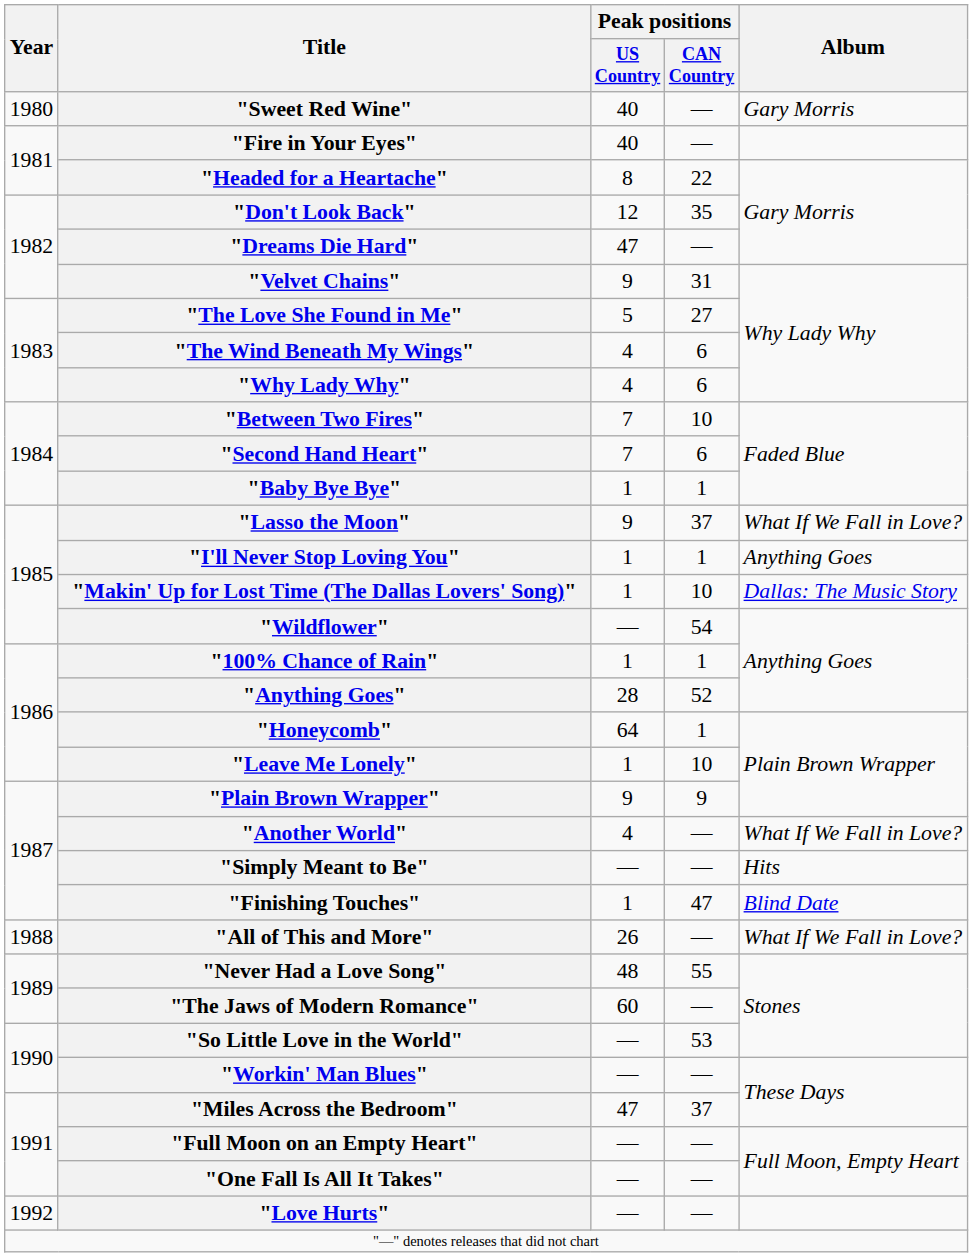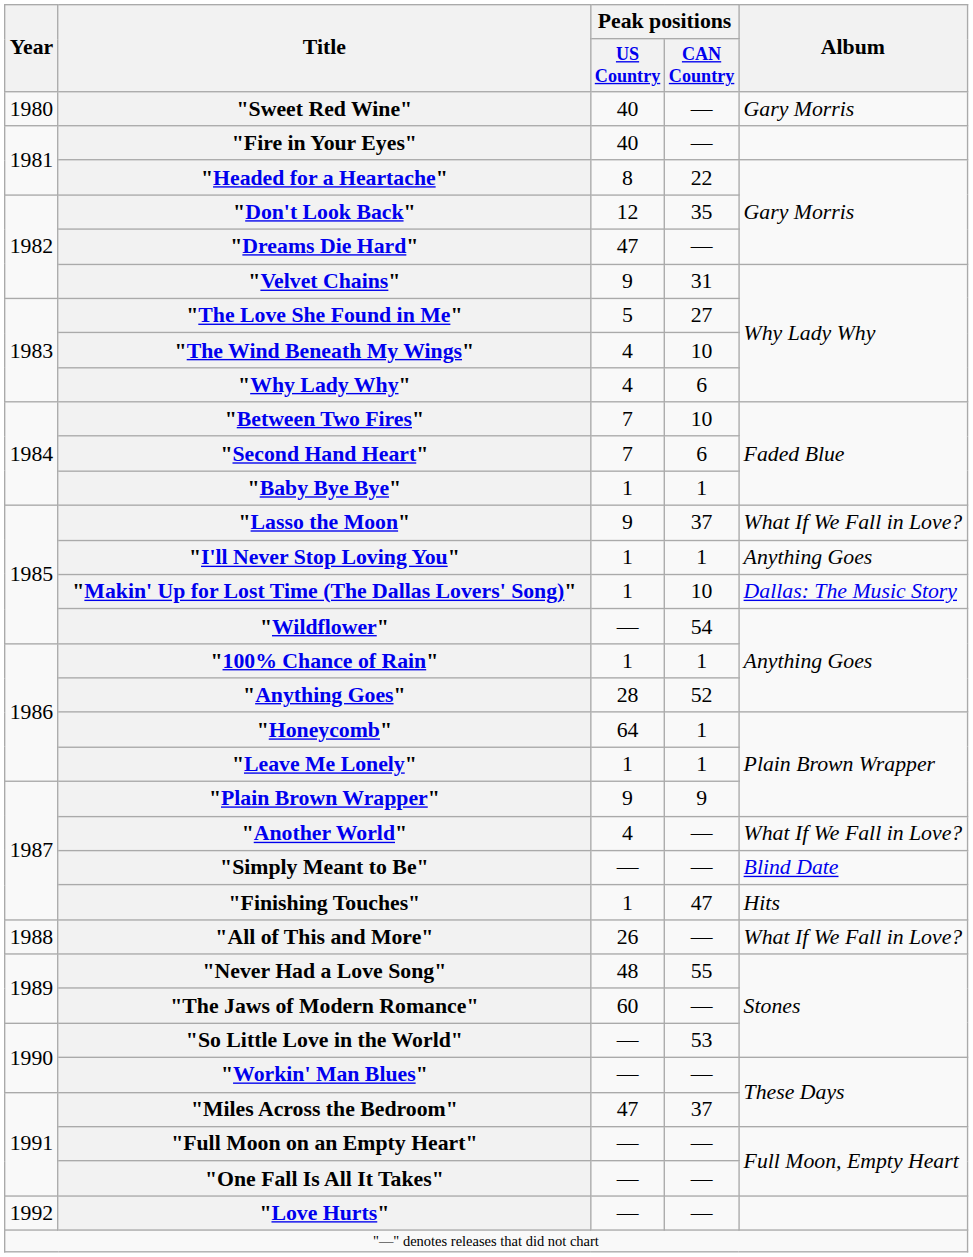(702, 349) 6 -> (702, 349) 10
(702, 764) 10 -> (702, 764) 1
(762, 867) Hits -> (791, 867) Blind Date
(791, 902) Blind Date -> (762, 902) Hits
